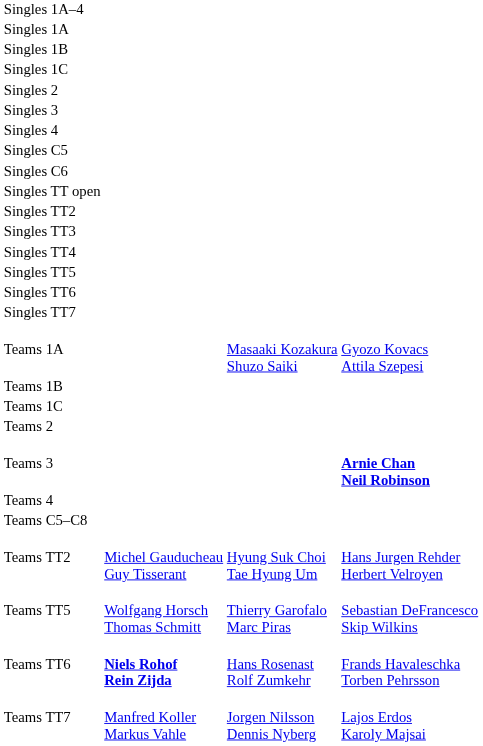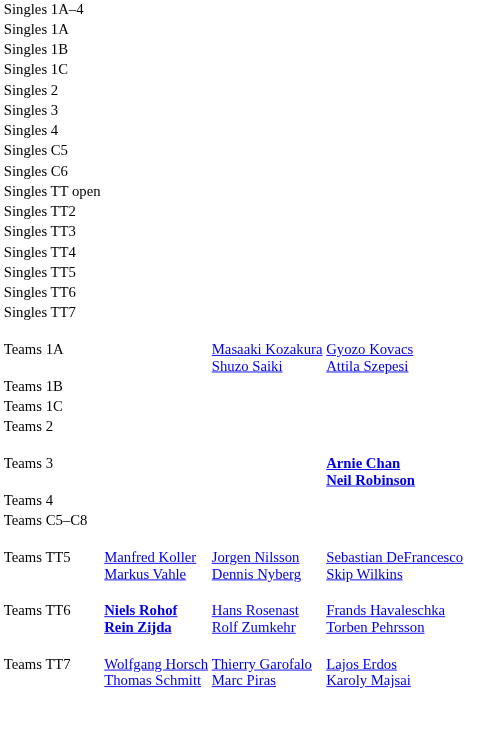- row: (37, 557)
(156, 619) Wolfgang Horsch Thomas Schmitt -> (150, 565) Manfred Koller Markus Vahle
(277, 619) Thierry Garofalo Marc Piras -> (256, 565) Jorgen Nilsson Dennis Nyberg
(150, 725) Manfred Koller Markus Vahle -> (156, 672) Wolfgang Horsch Thomas Schmitt
(271, 725) Jorgen Nilsson Dennis Nyberg -> (262, 672) Thierry Garofalo Marc Piras
